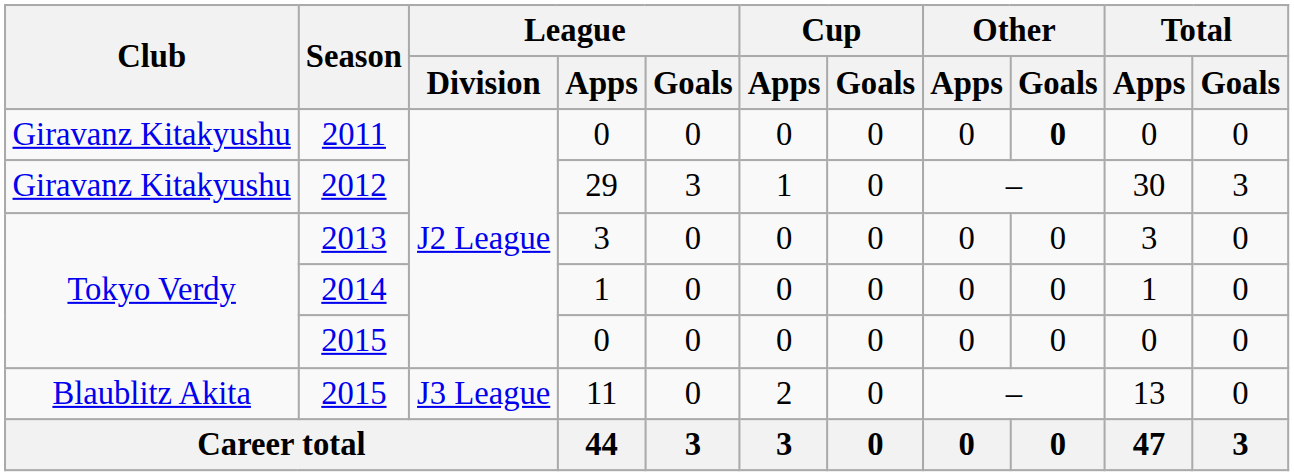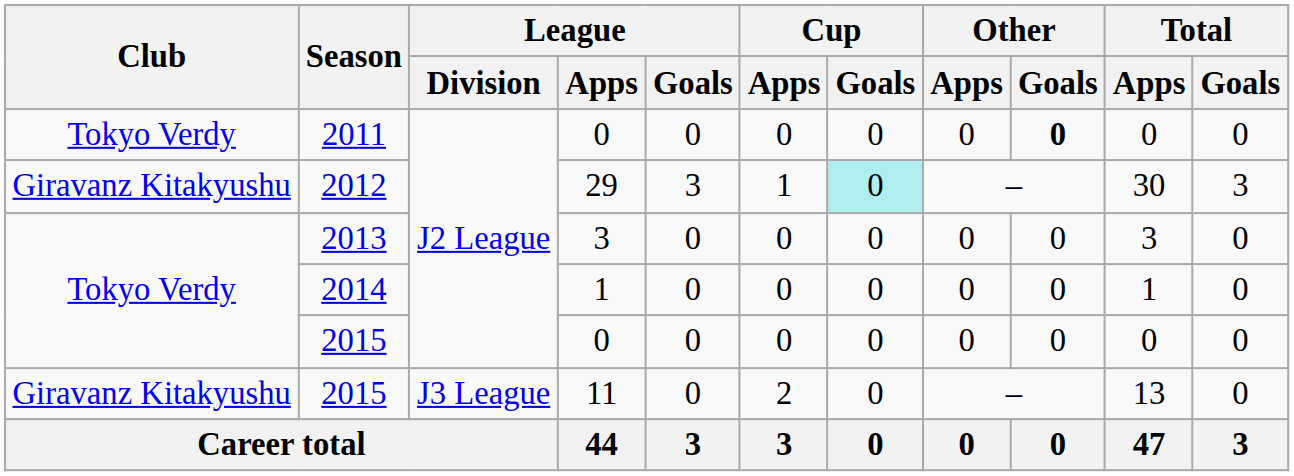(152, 133) Giravanz Kitakyushu -> (152, 133) Tokyo Verdy
(875, 185) no background -> (875, 185) paleturquoise background
(152, 392) Blaublitz Akita -> (152, 392) Giravanz Kitakyushu
